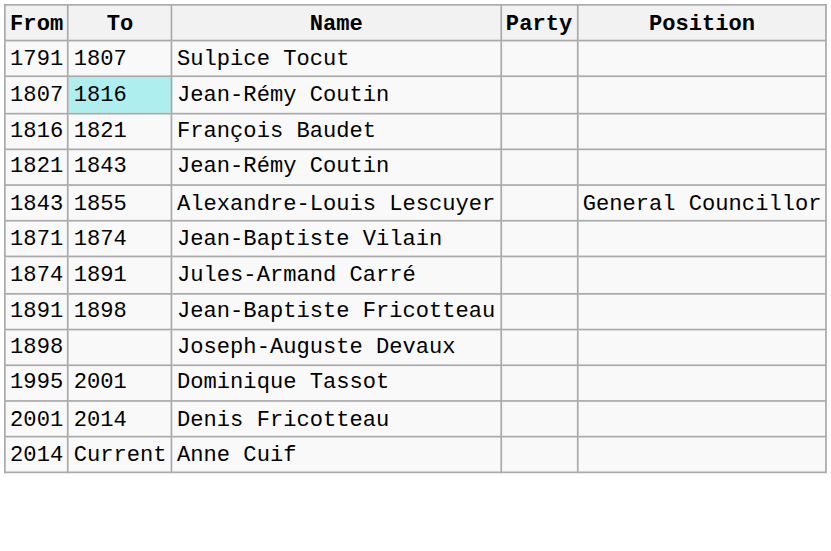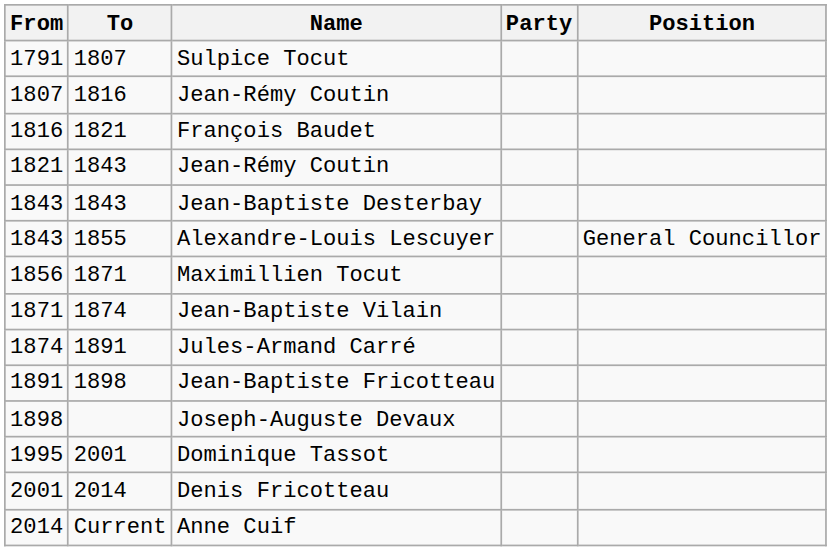(100, 95) paleturquoise background -> (100, 95) no background
+ row: (37, 203)
+ row: (37, 275)
